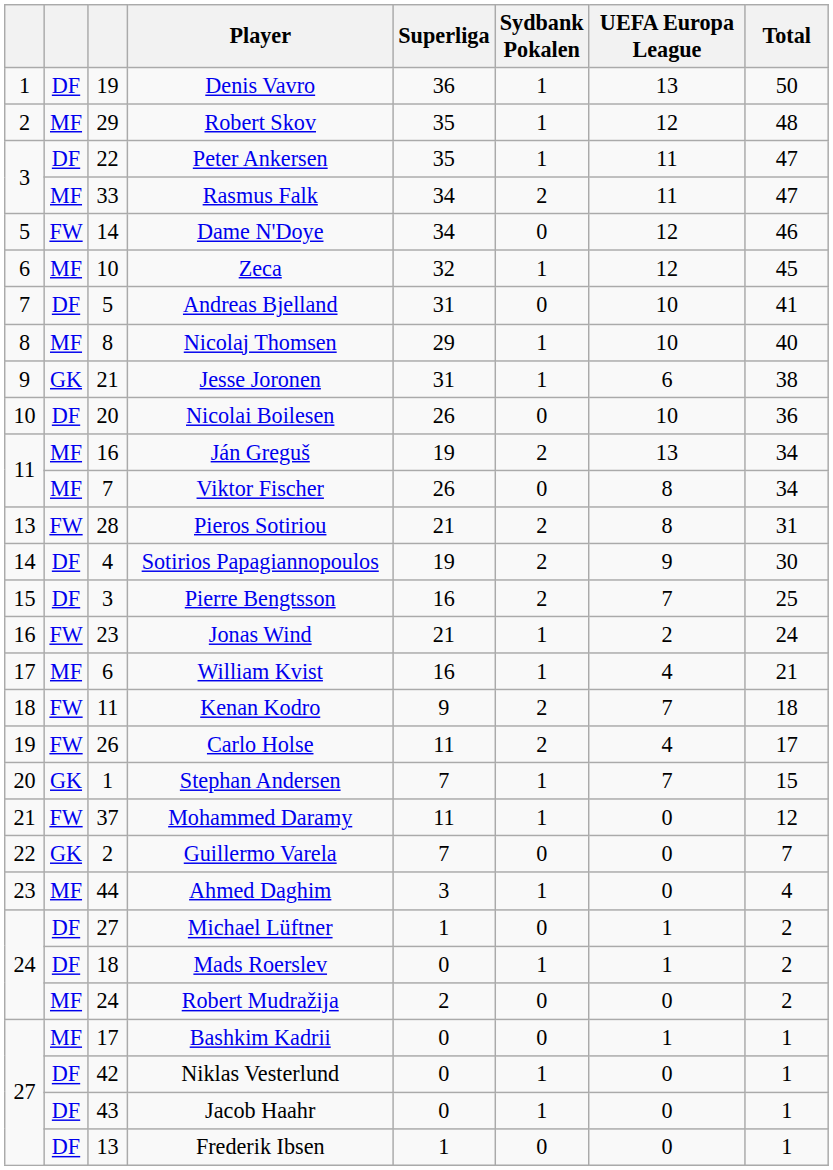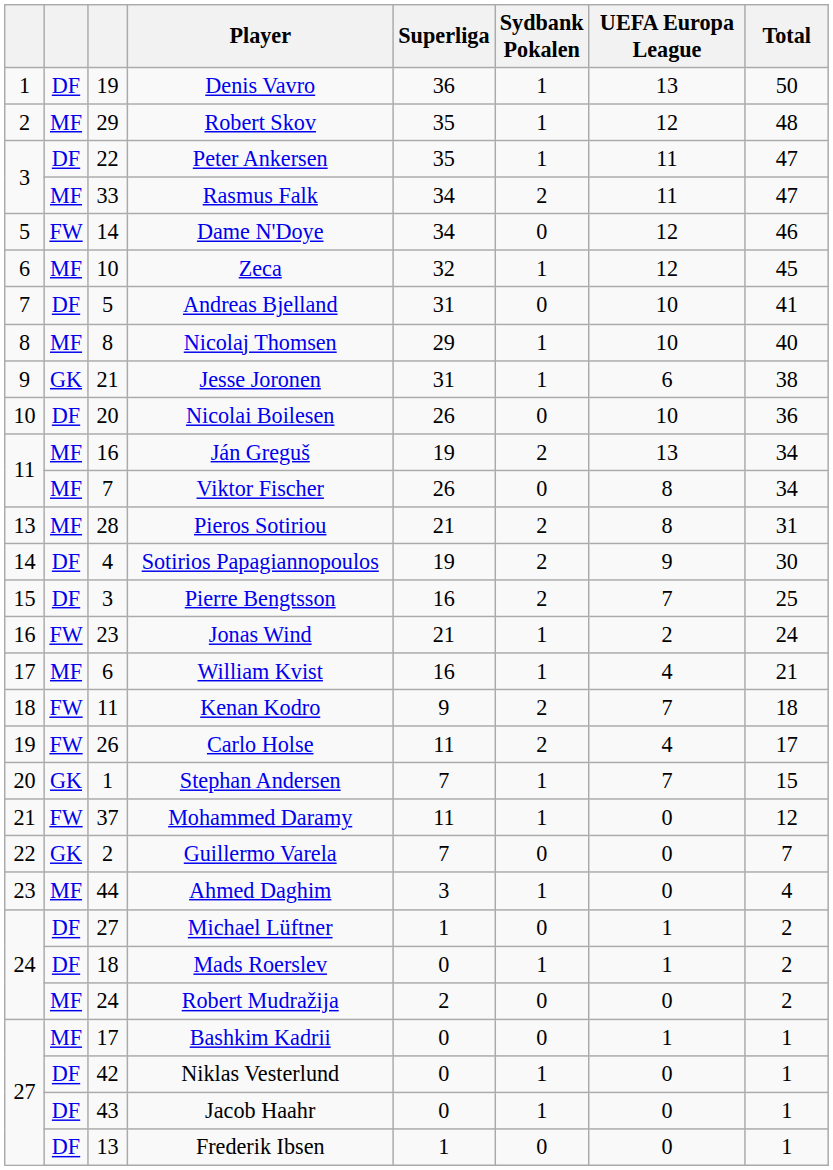(66, 524) FW -> (66, 524) MF
